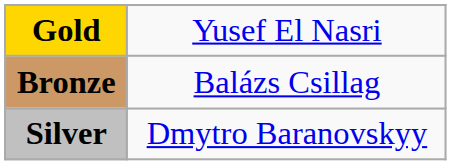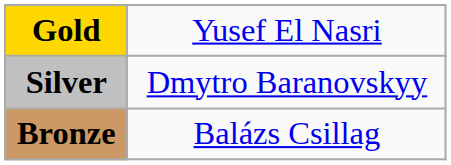rows swapped: (66, 133) <-> (66, 81)
